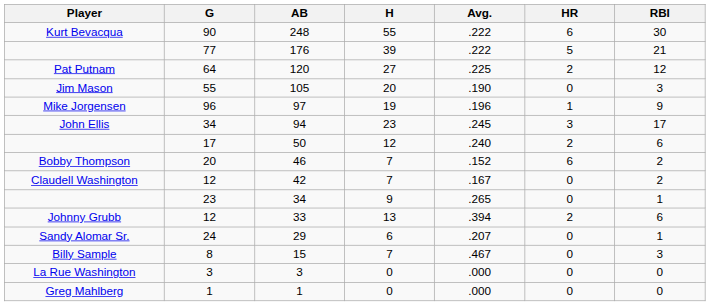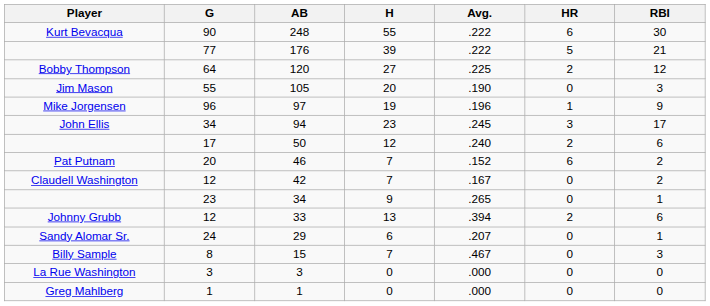(84, 69) Pat Putnam -> (84, 69) Bobby Thompson
(84, 161) Bobby Thompson -> (84, 161) Pat Putnam
